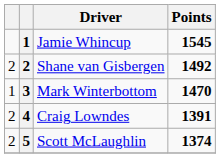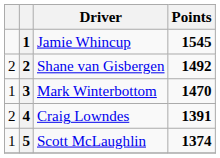(12, 141) 2 -> (12, 141) 1
